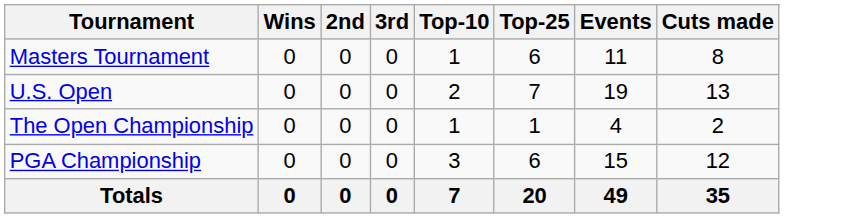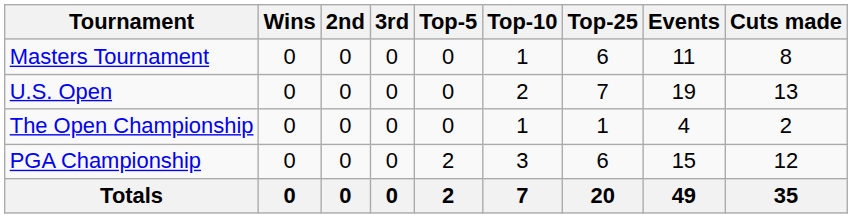+ column: (448, 21)
